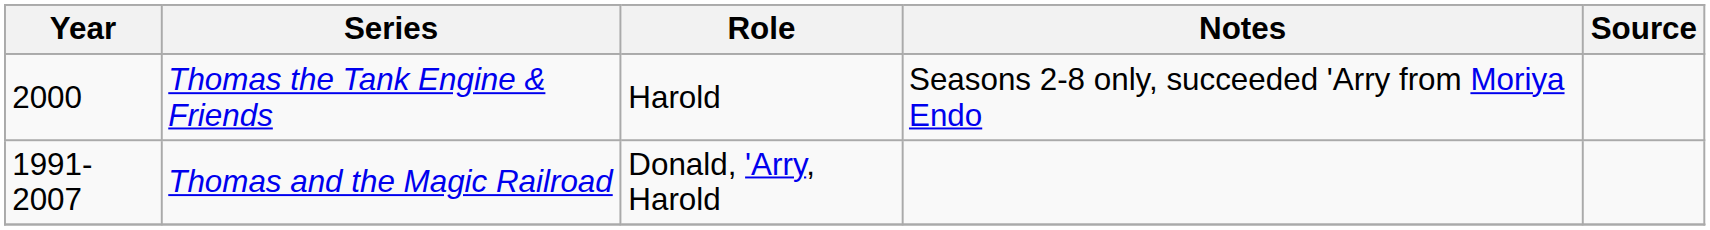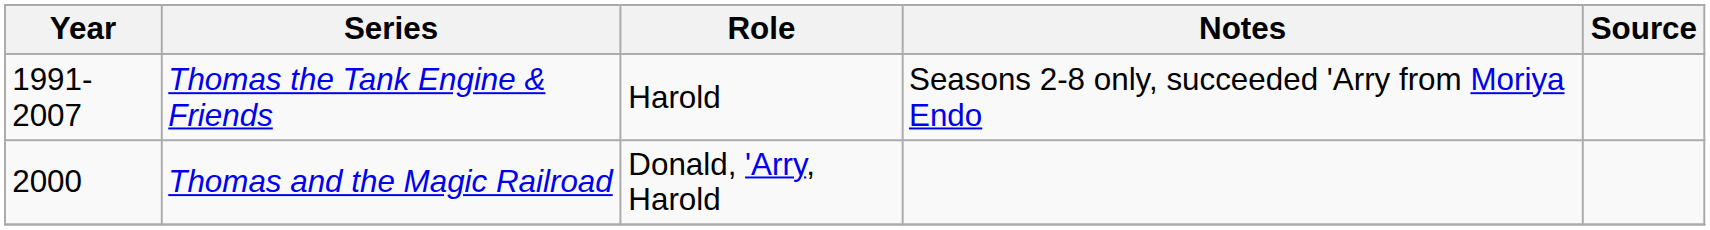(47, 96) 2000 -> (52, 96) 1991-2007
(52, 181) 1991-2007 -> (47, 181) 2000
